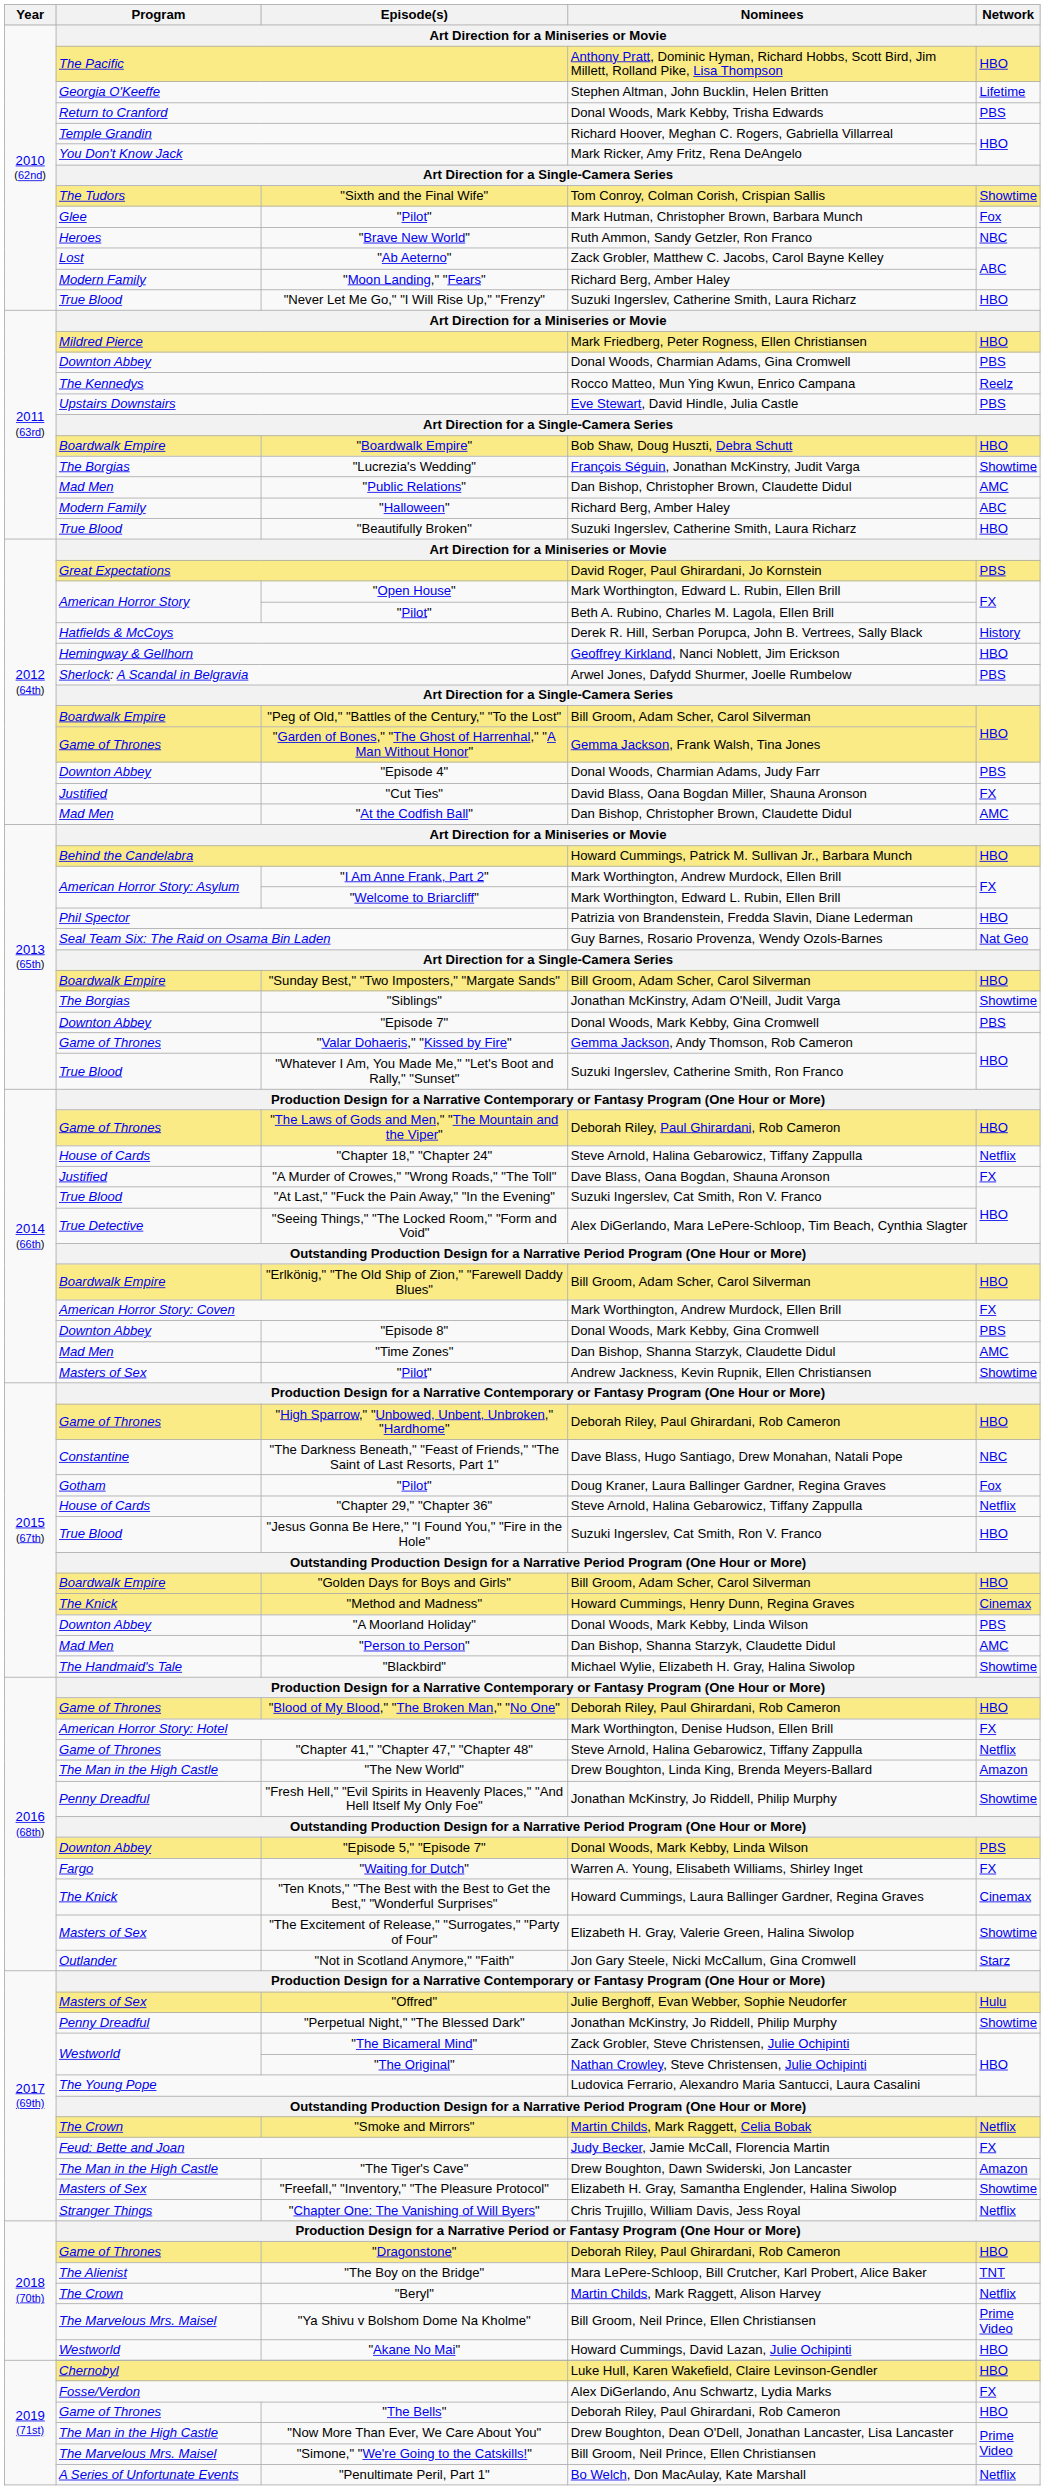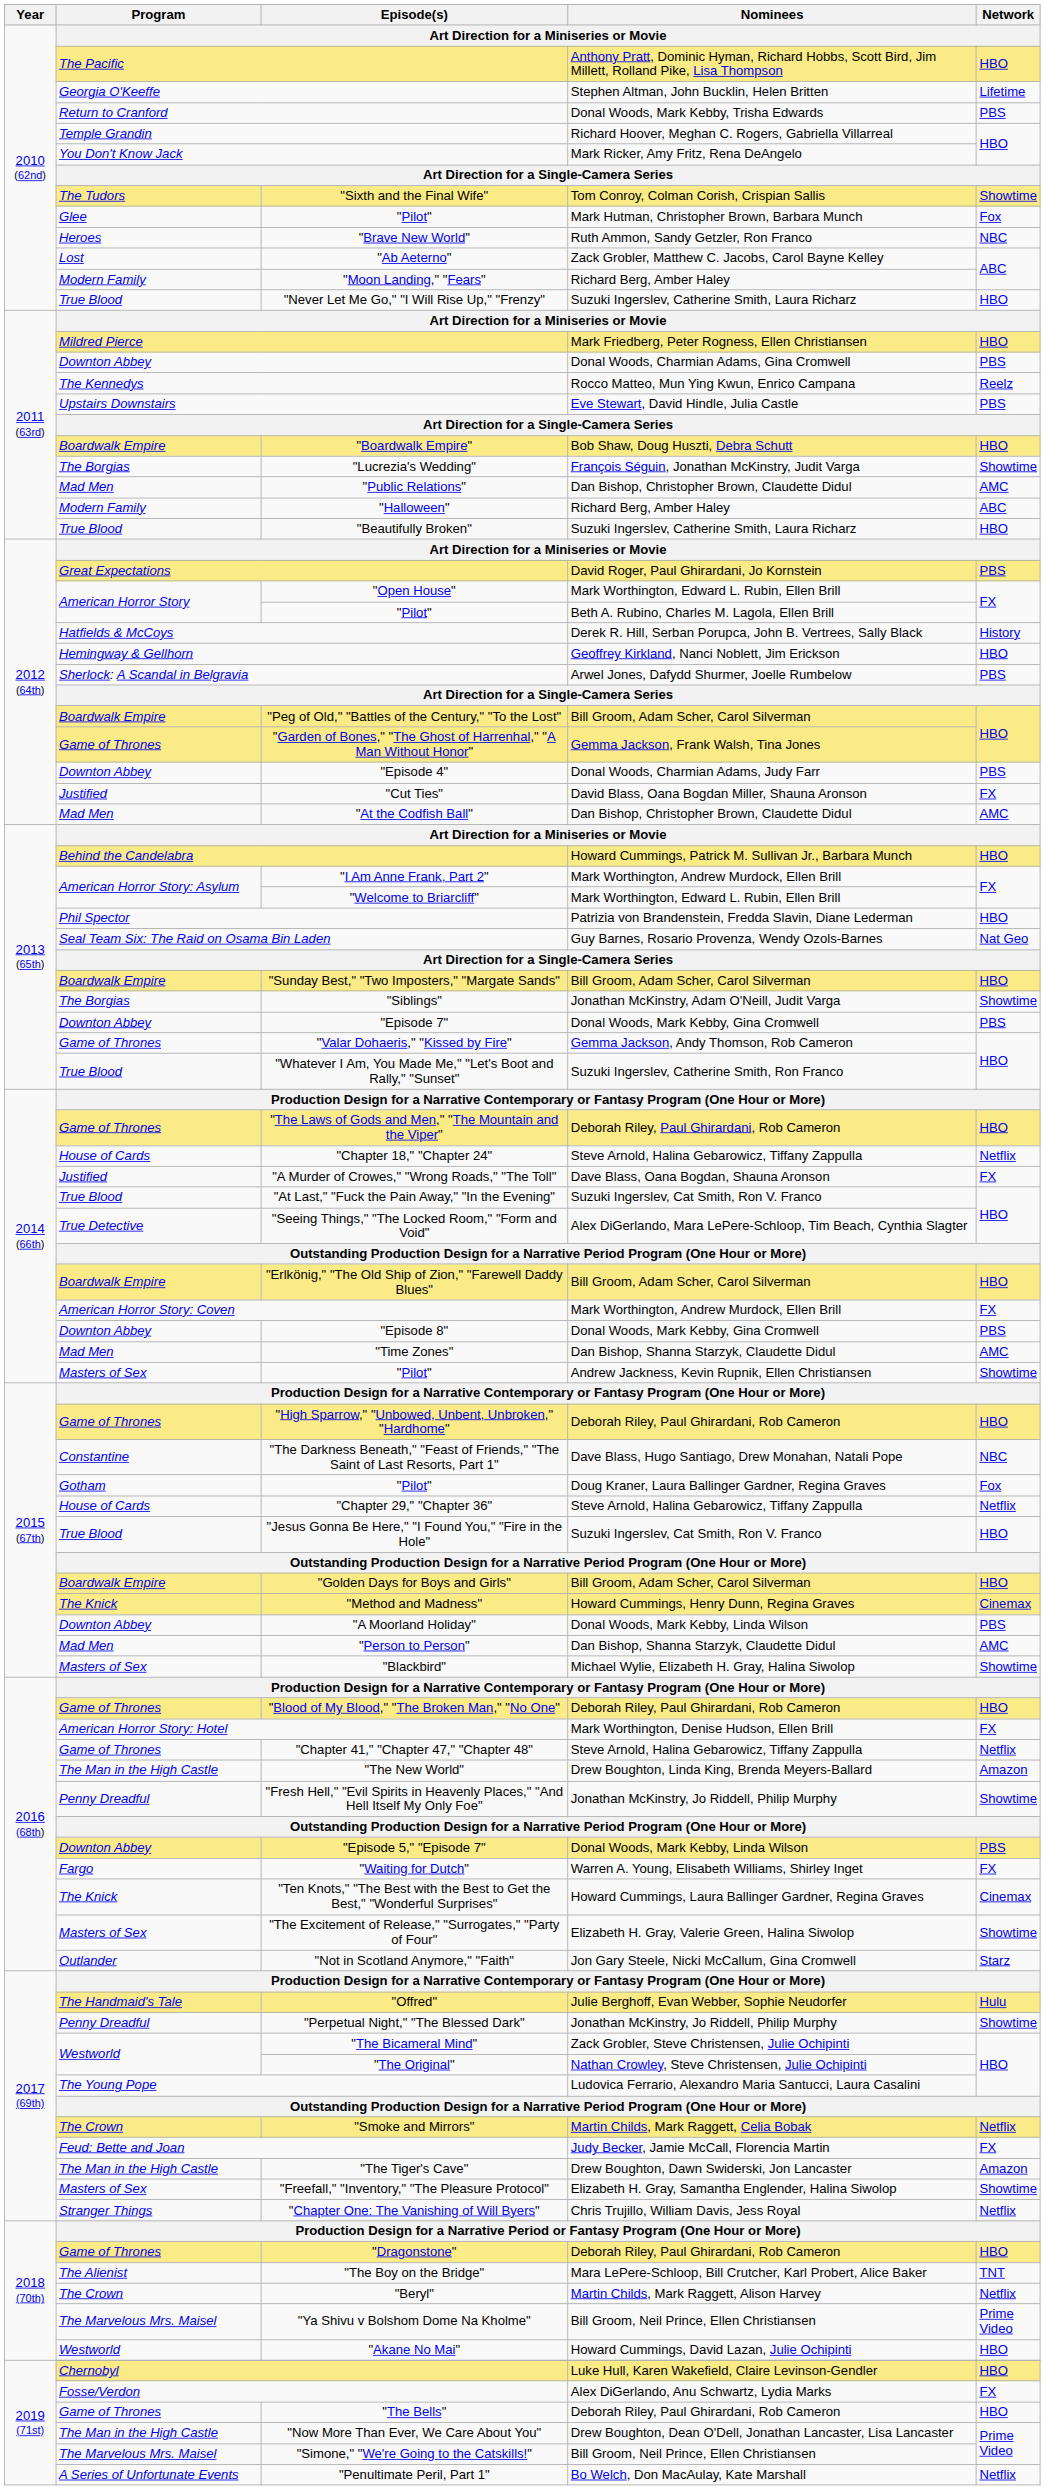(121, 1666) The Handmaid's Tale -> (103, 1666) Masters of Sex
(103, 2002) Masters of Sex -> (121, 2002) The Handmaid's Tale
